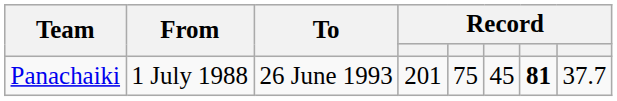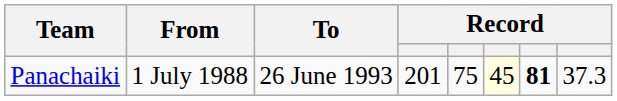(502, 75) no background -> (502, 75) lightyellow background
(584, 75) 37.7 -> (584, 75) 37.3
